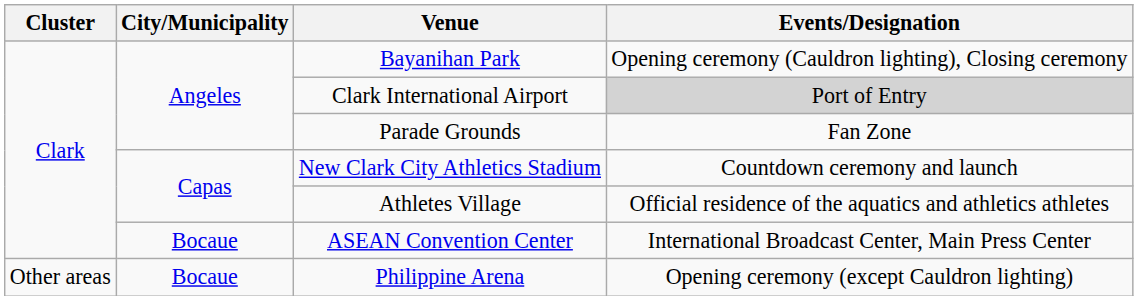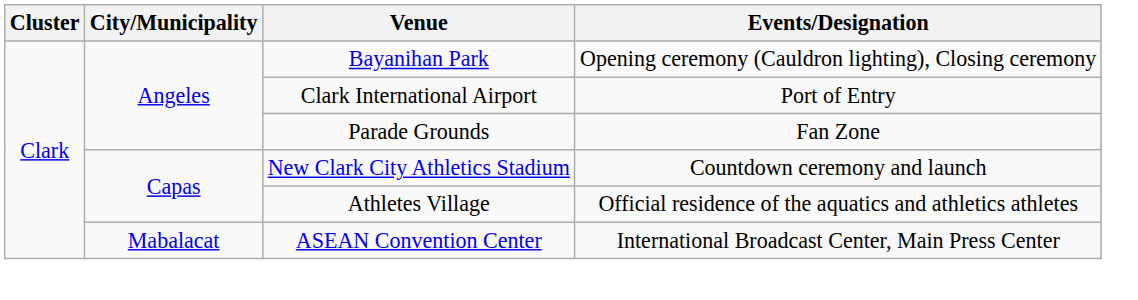(869, 95) lightgrey background -> (838, 95) no background
(205, 240) Bocaue -> (174, 240) Mabalacat
- row: (450, 277)
